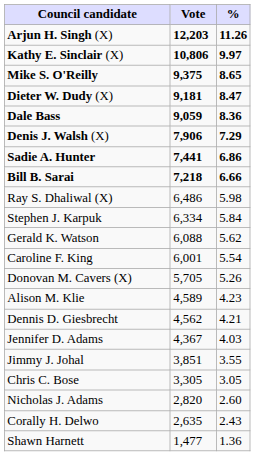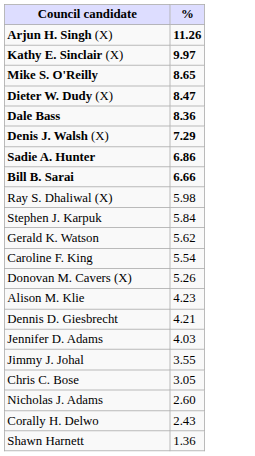- column: (193, 14)
